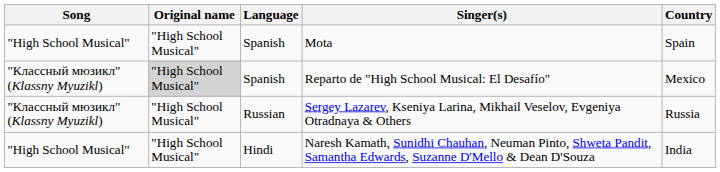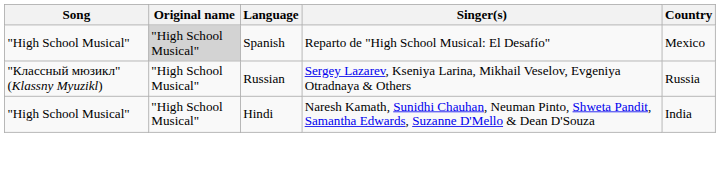- row: (319, 43)
(64, 78) "Классный мюзикл" (Klassny Myuzikl) -> (69, 43) "High School Musical"
